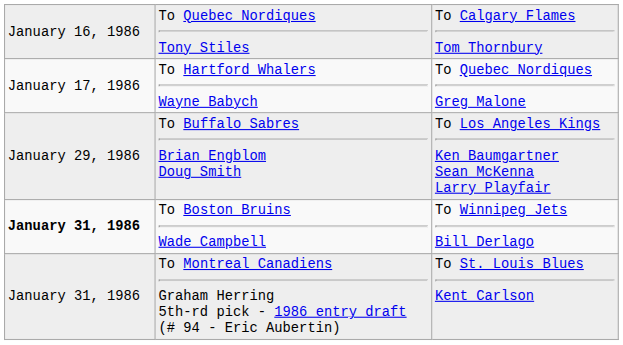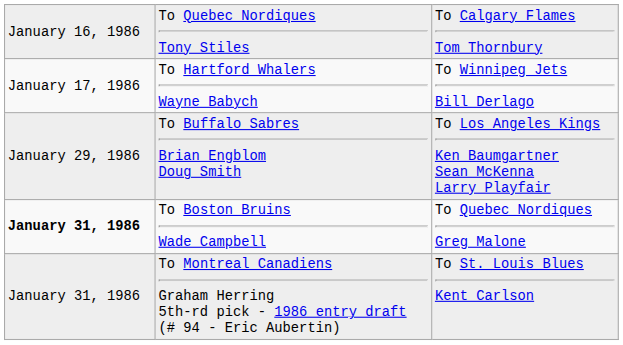(525, 86) To Quebec Nordiques Greg Malone -> (525, 86) To Winnipeg Jets Bill Derlago
(525, 226) To Winnipeg Jets Bill Derlago -> (525, 226) To Quebec Nordiques Greg Malone
